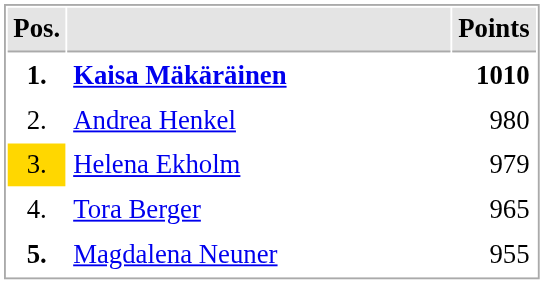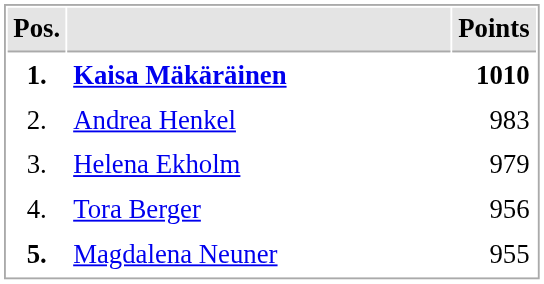(510, 119) 980 -> (510, 119) 983
(37, 164) gold background -> (37, 164) no background
(510, 209) 965 -> (510, 209) 956
